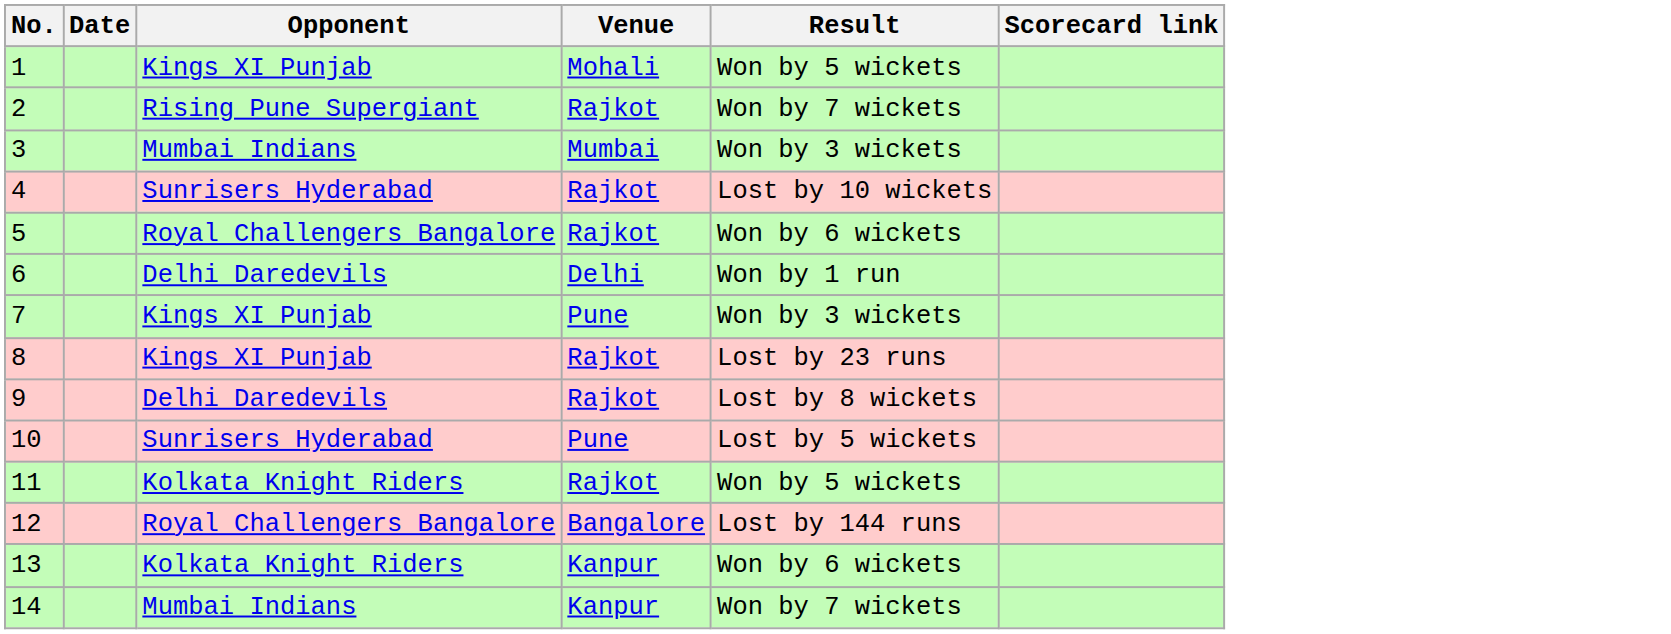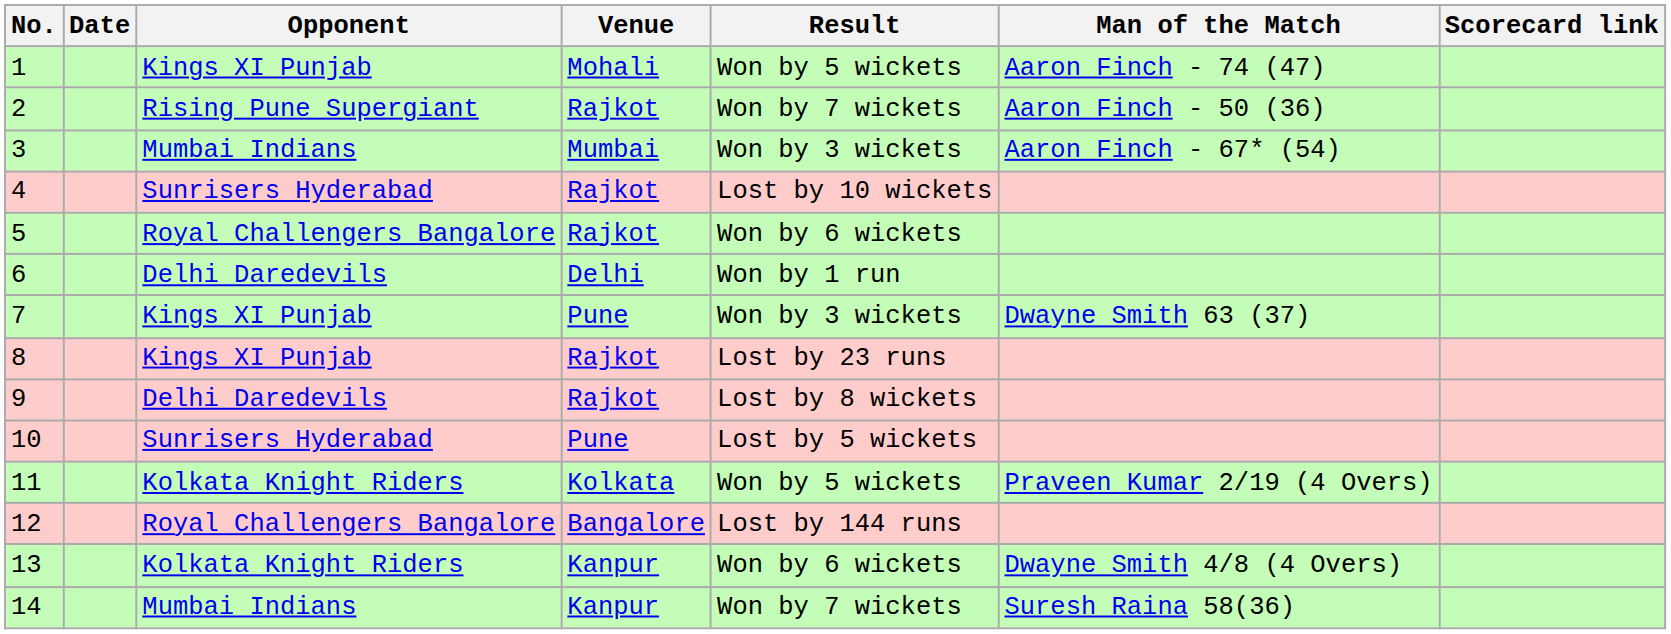+ column: (1219, 26)
(613, 483) Rajkot -> (621, 483) Kolkata
